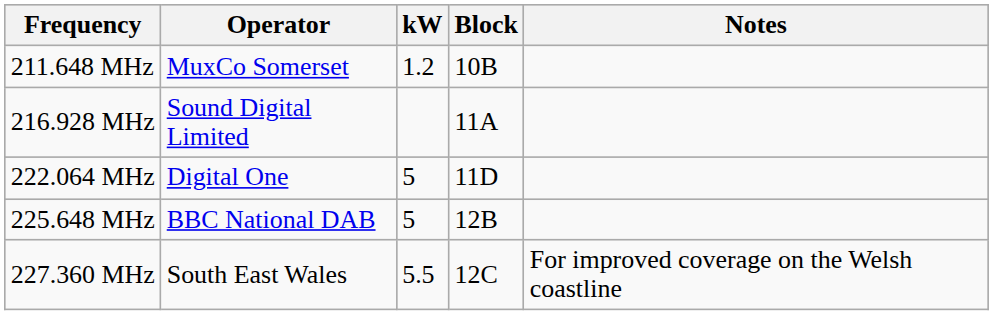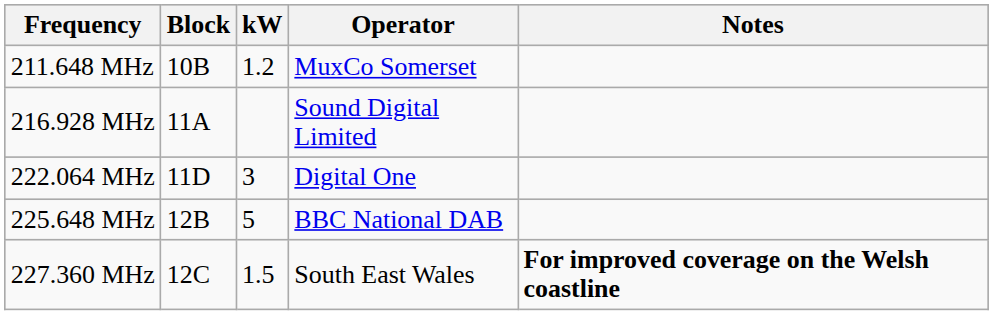columns swapped: (486, 25) <-> (278, 25)
(409, 177) 5 -> (249, 177) 3
(418, 274) 5.5 -> (258, 274) 1.5
(721, 274) normal -> (726, 274) bold
